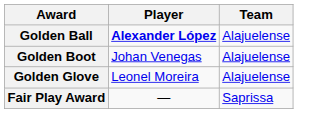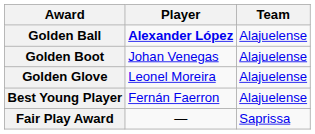+ row: (65, 98)
